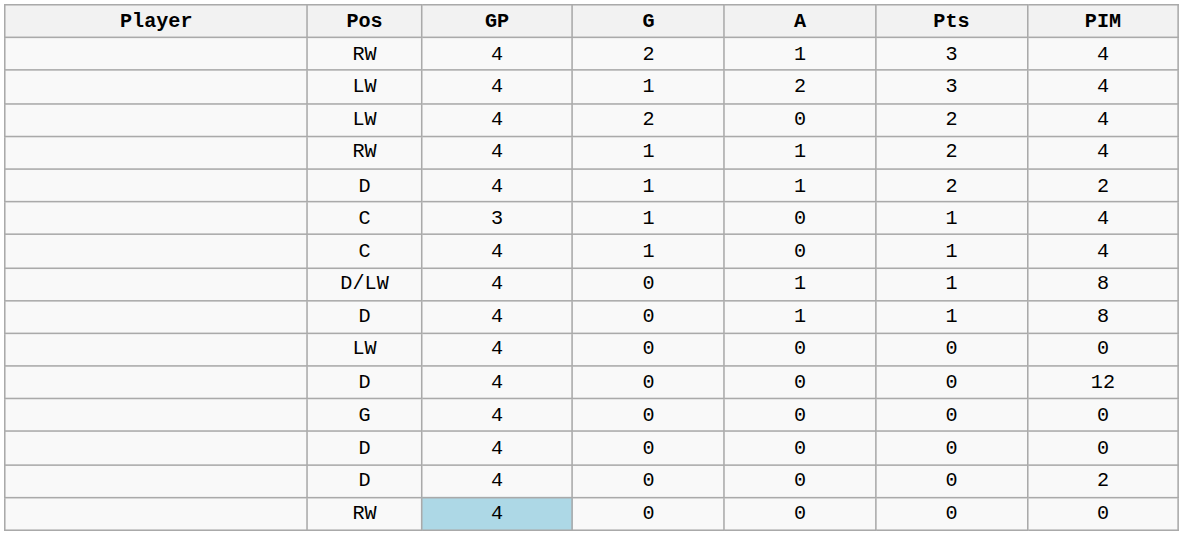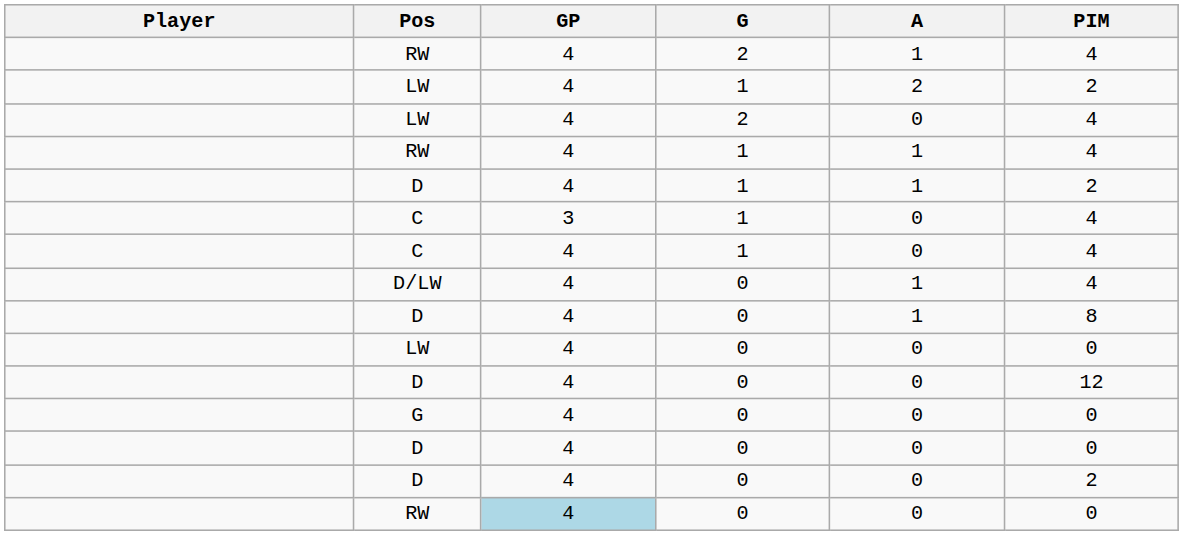- column: (951, 21)
(1103, 87) 4 -> (1091, 87) 2
(1103, 284) 8 -> (1091, 284) 4
